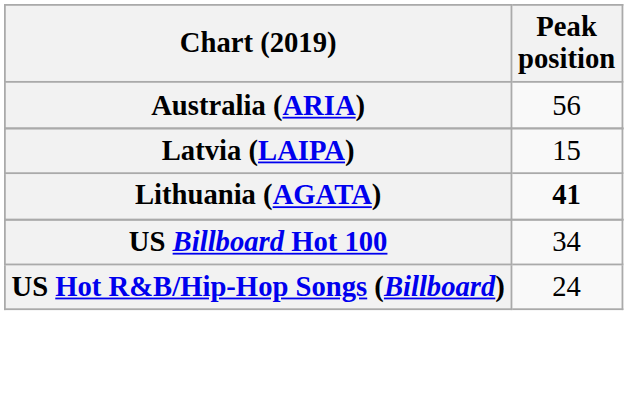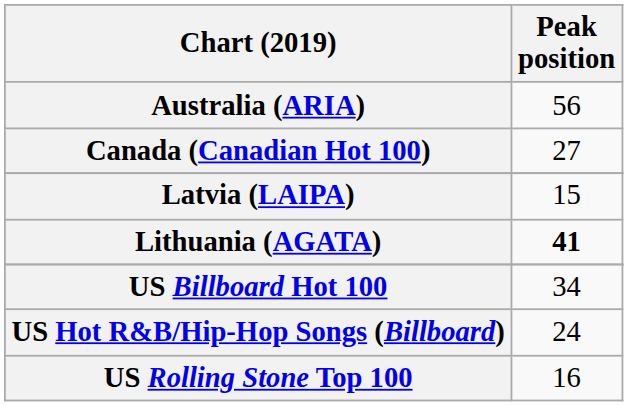+ row: (258, 150)
+ row: (258, 377)
